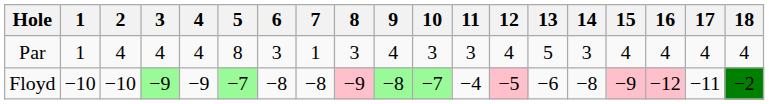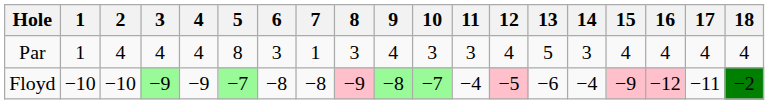(587, 83) −8 -> (587, 83) −4
